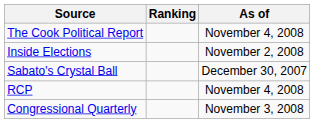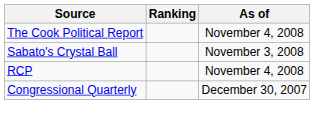- row: (49, 52)
(254, 71) December 30, 2007 -> (254, 52) November 3, 2008
(254, 109) November 3, 2008 -> (254, 90) December 30, 2007
